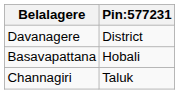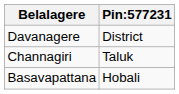rows swapped: (40, 78) <-> (52, 57)
